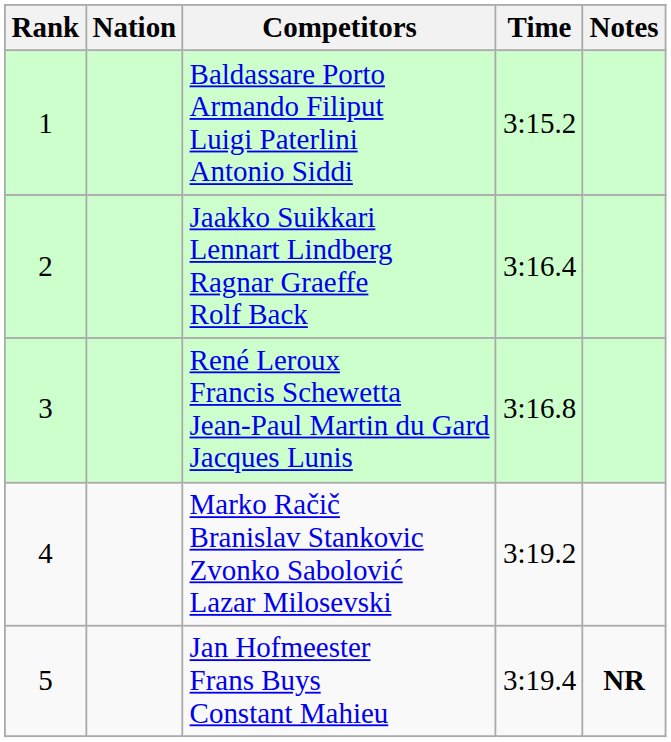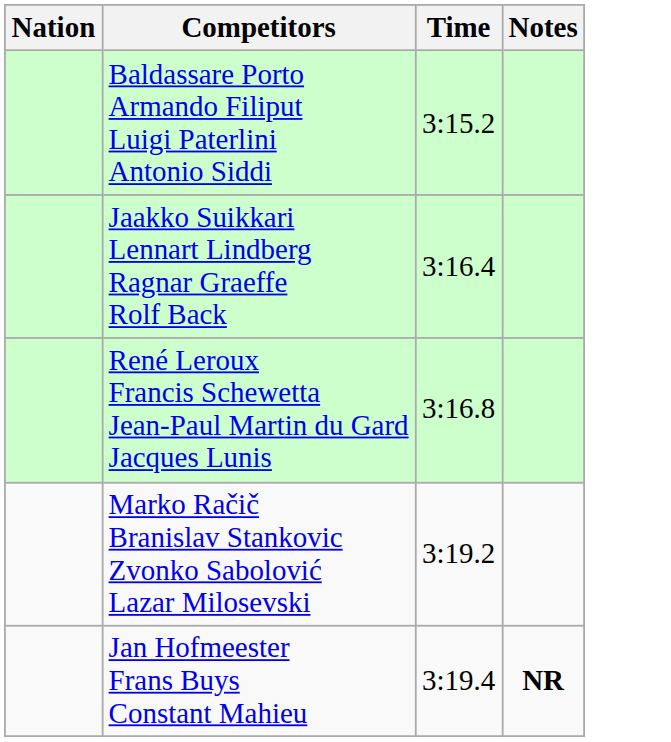- column: (45, 27)
